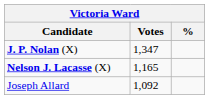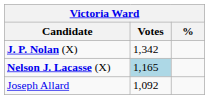(146, 49) 1,347 -> (146, 49) 1,342
(146, 67) no background -> (146, 67) lightblue background
